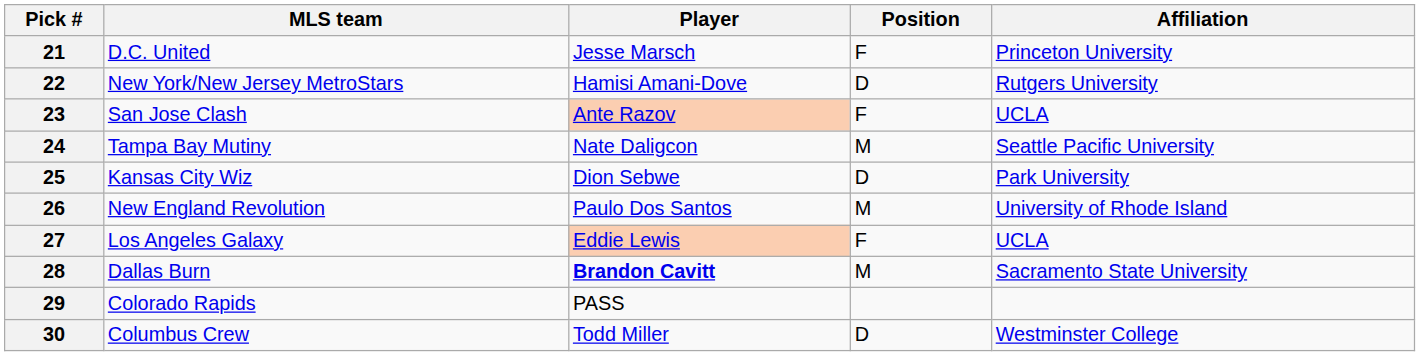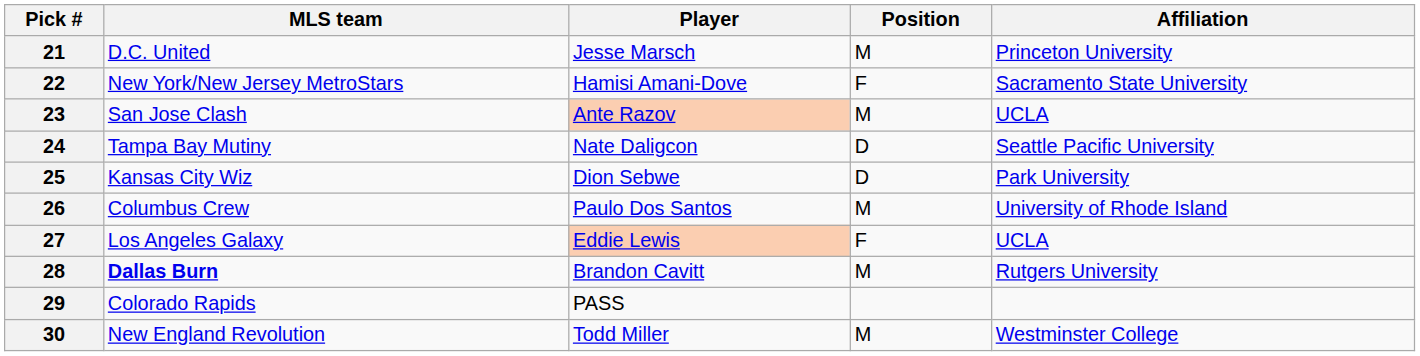(861, 51) F -> (863, 51) M
(862, 83) D -> (861, 83) F
(1077, 83) Rutgers University -> (1121, 83) Sacramento State University
(861, 114) F -> (863, 114) M
(863, 146) M -> (862, 146) D
(216, 209) New England Revolution -> (178, 209) Columbus Crew
(159, 271) normal -> (163, 271) bold
(644, 271) bold -> (639, 271) normal
(1121, 271) Sacramento State University -> (1077, 271) Rutgers University
(178, 334) Columbus Crew -> (216, 334) New England Revolution
(862, 334) D -> (863, 334) M
